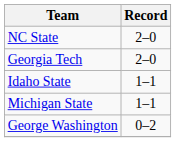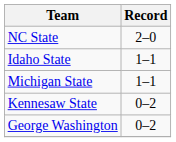- row: (45, 59)
+ row: (52, 103)
